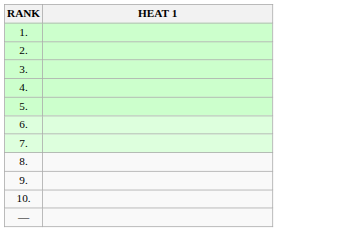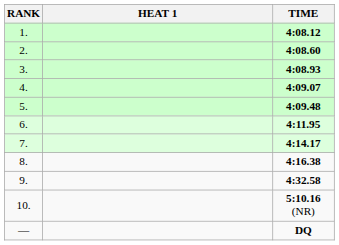+ column: (303, 14)
